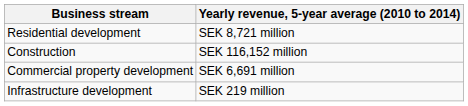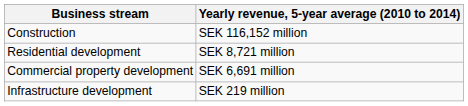rows swapped: (41, 52) <-> (74, 33)
